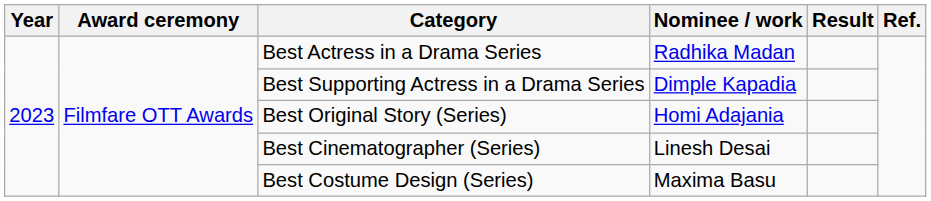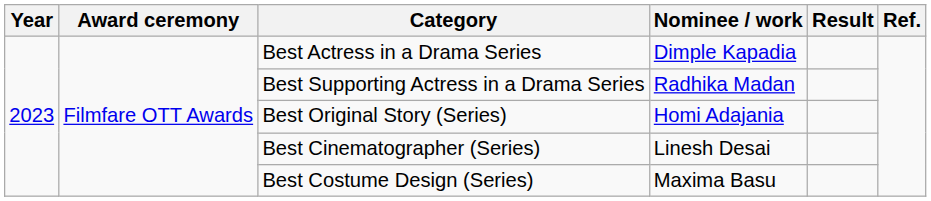(724, 52) Radhika Madan -> (725, 52) Dimple Kapadia
(725, 84) Dimple Kapadia -> (724, 84) Radhika Madan
